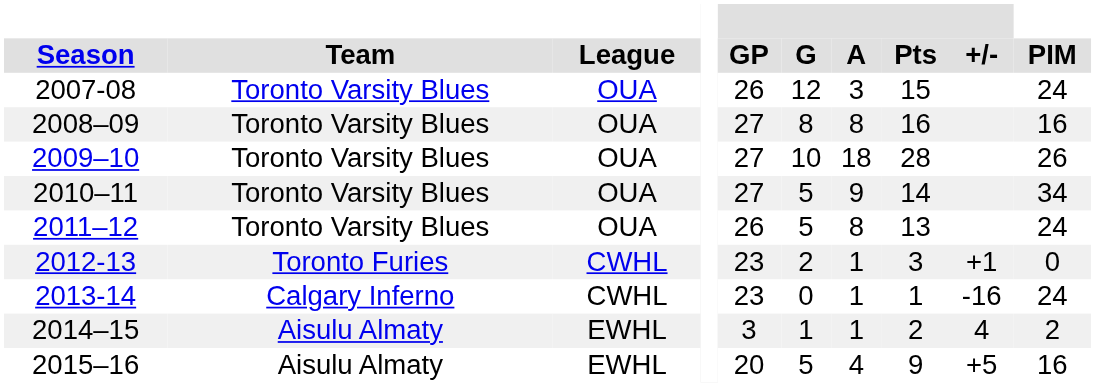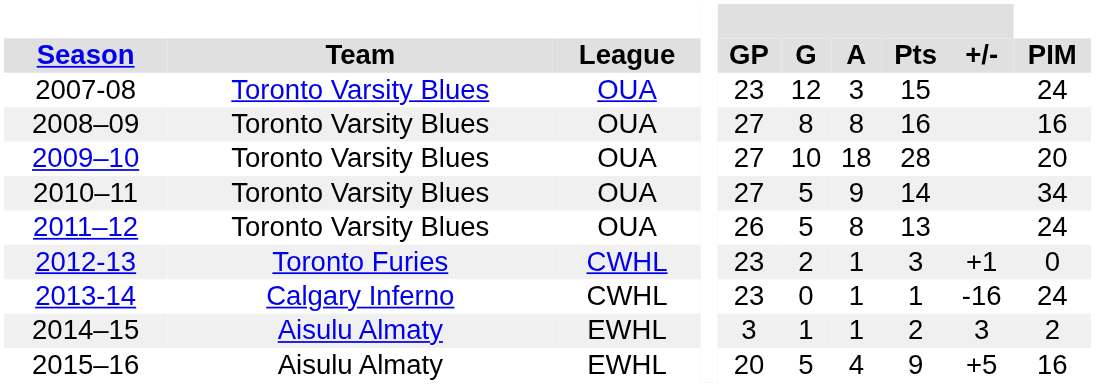(749, 89) 26 -> (749, 89) 23
(1052, 158) 26 -> (1052, 158) 20
(982, 330) 4 -> (982, 330) 3
